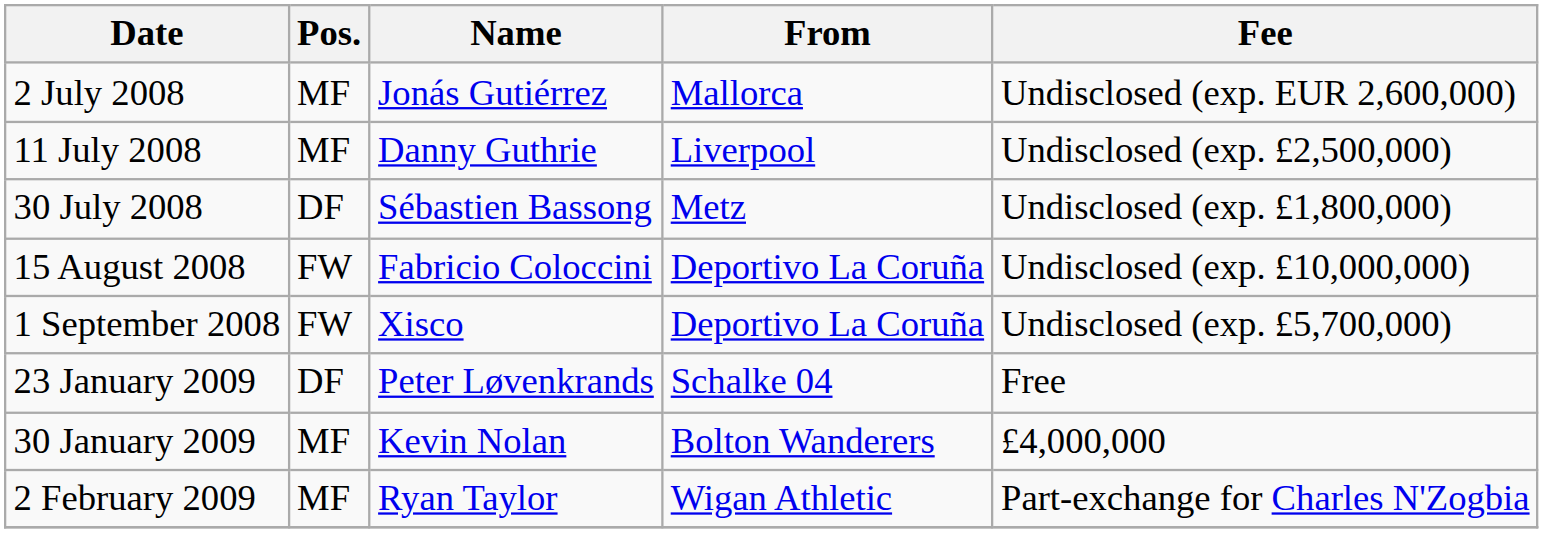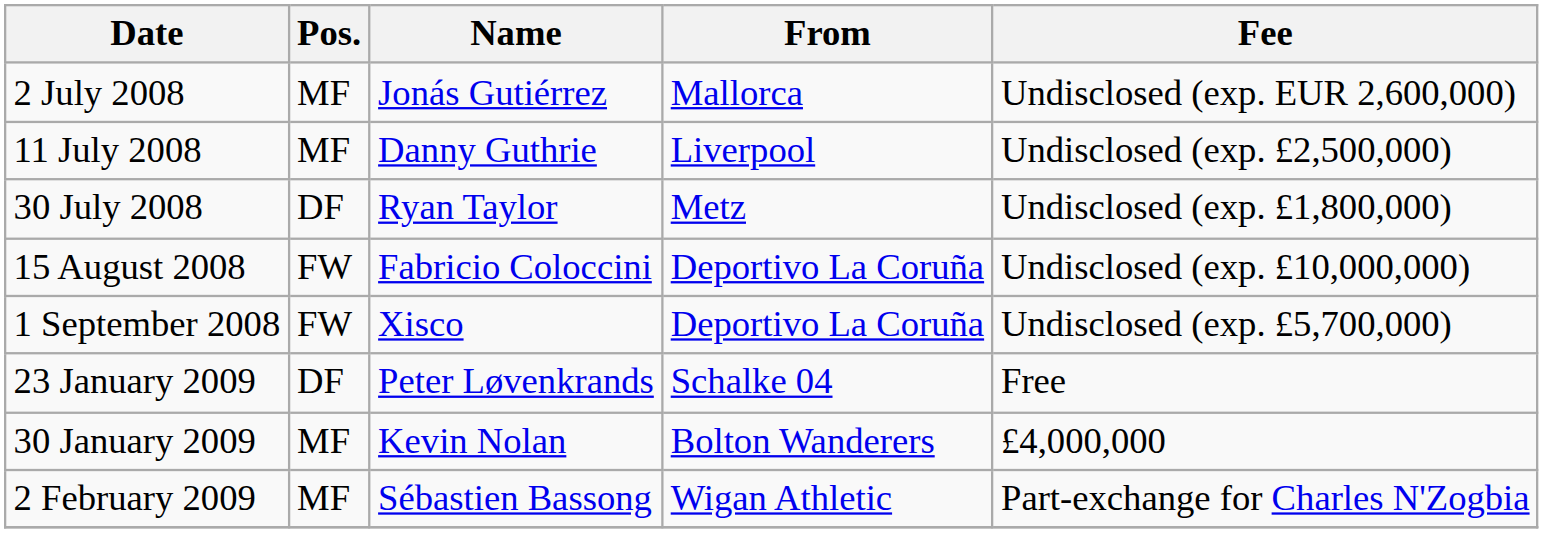(515, 207) Sébastien Bassong -> (468, 207) Ryan Taylor
(468, 498) Ryan Taylor -> (515, 498) Sébastien Bassong
